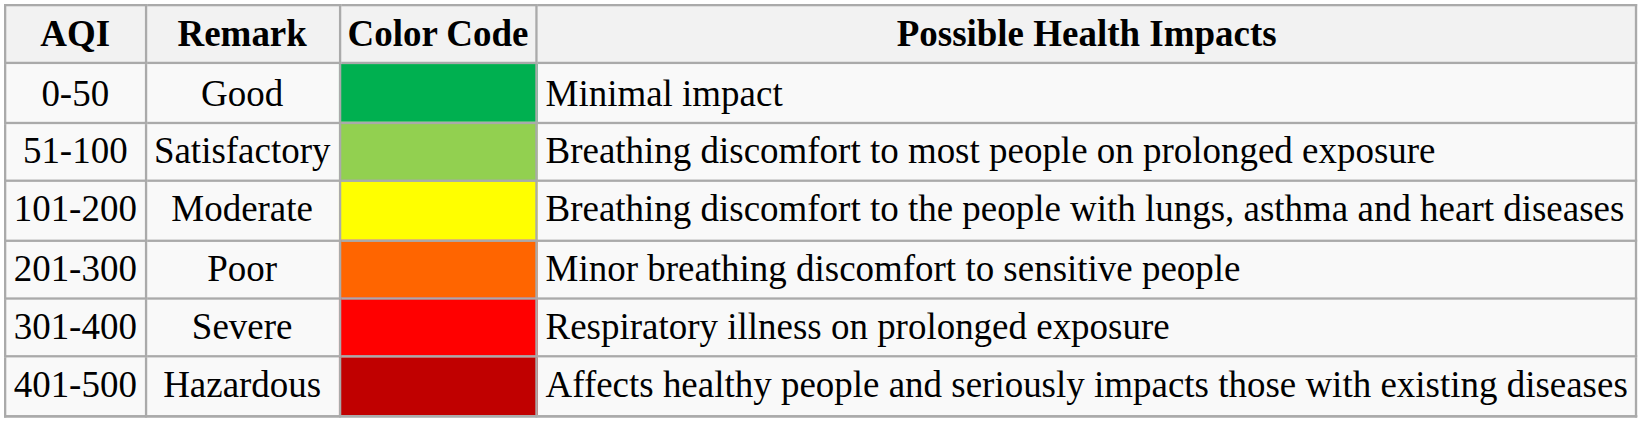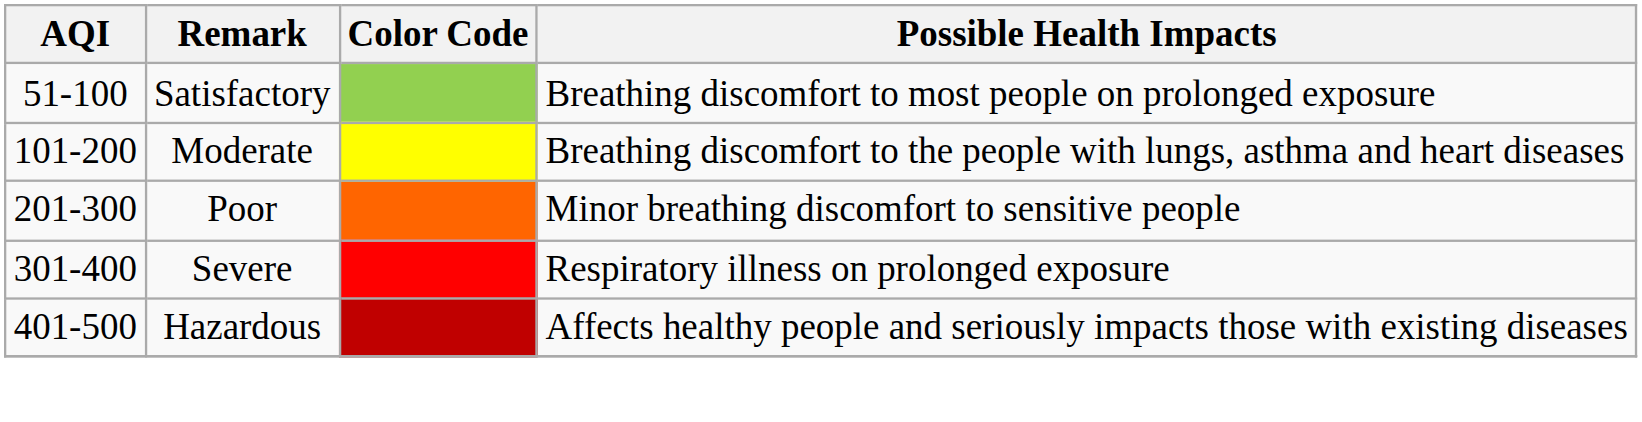- row: (242, 92)
